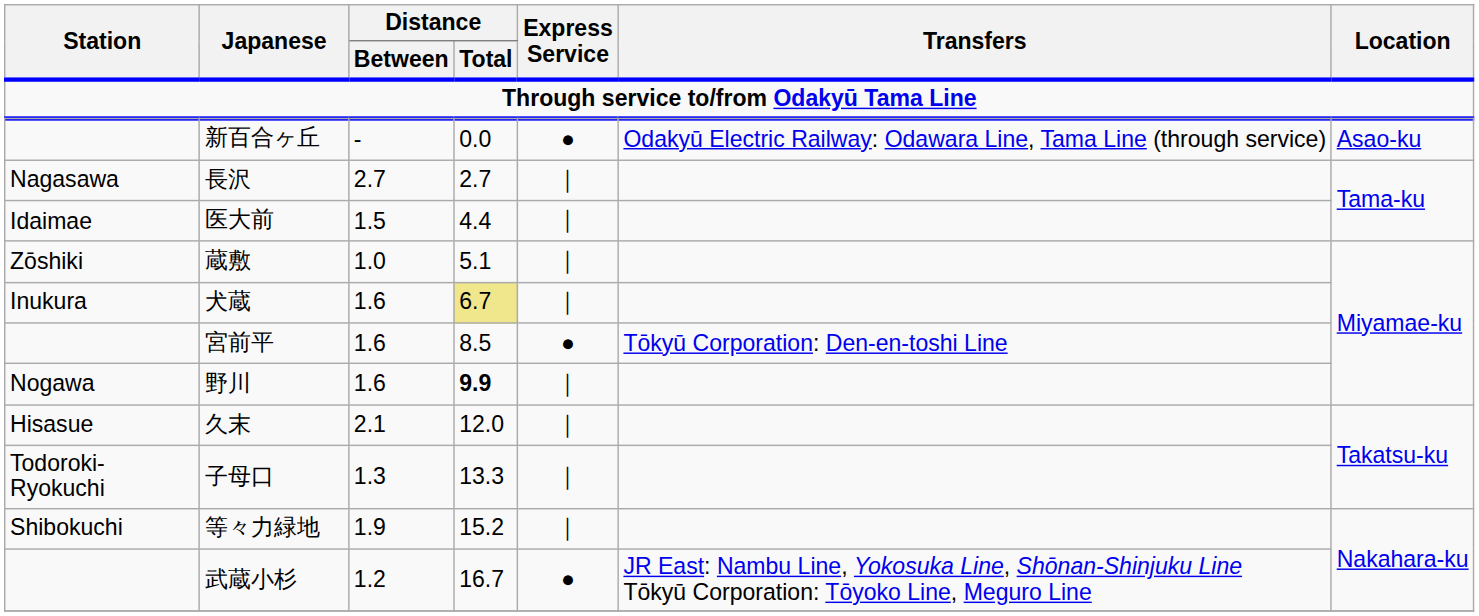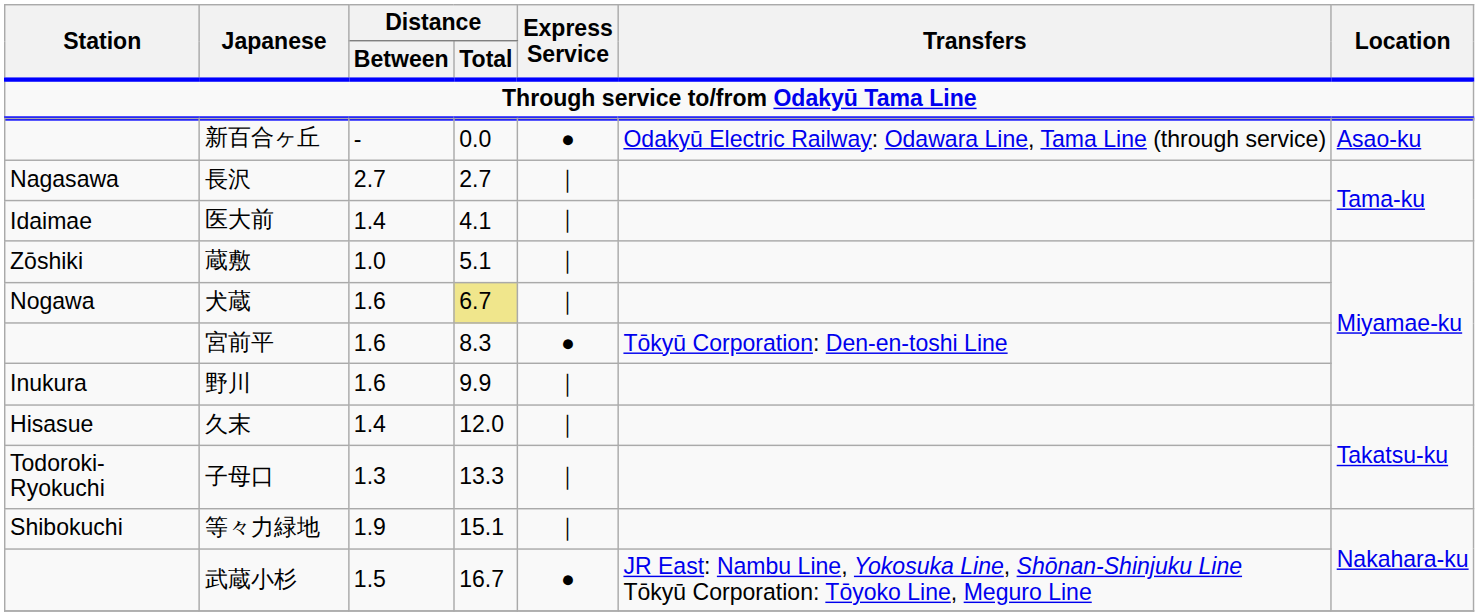(370, 220) 1.5 -> (370, 220) 1.4
(475, 220) 4.4 -> (475, 220) 4.1
(48, 302) Inukura -> (52, 302) Nogawa
(475, 343) 8.5 -> (475, 343) 8.3
(52, 384) Nogawa -> (48, 384) Inukura
(475, 384) bold -> (475, 384) normal
(370, 424) 2.1 -> (370, 424) 1.4
(482, 528) 15.2 -> (482, 528) 15.1
(370, 579) 1.2 -> (370, 579) 1.5
